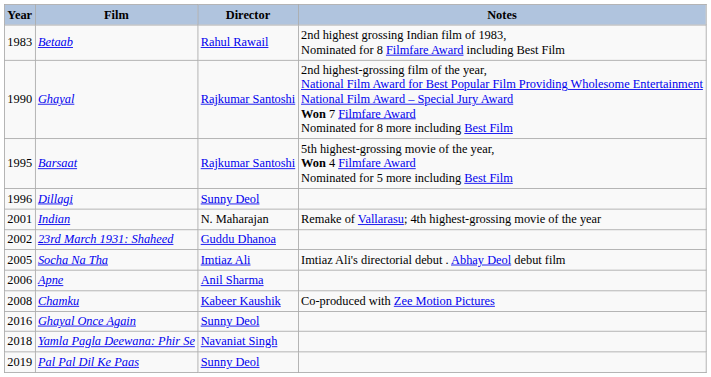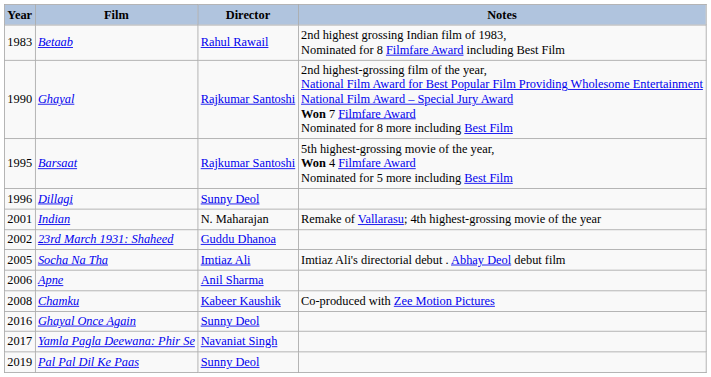(20, 342) 2018 -> (20, 342) 2017
